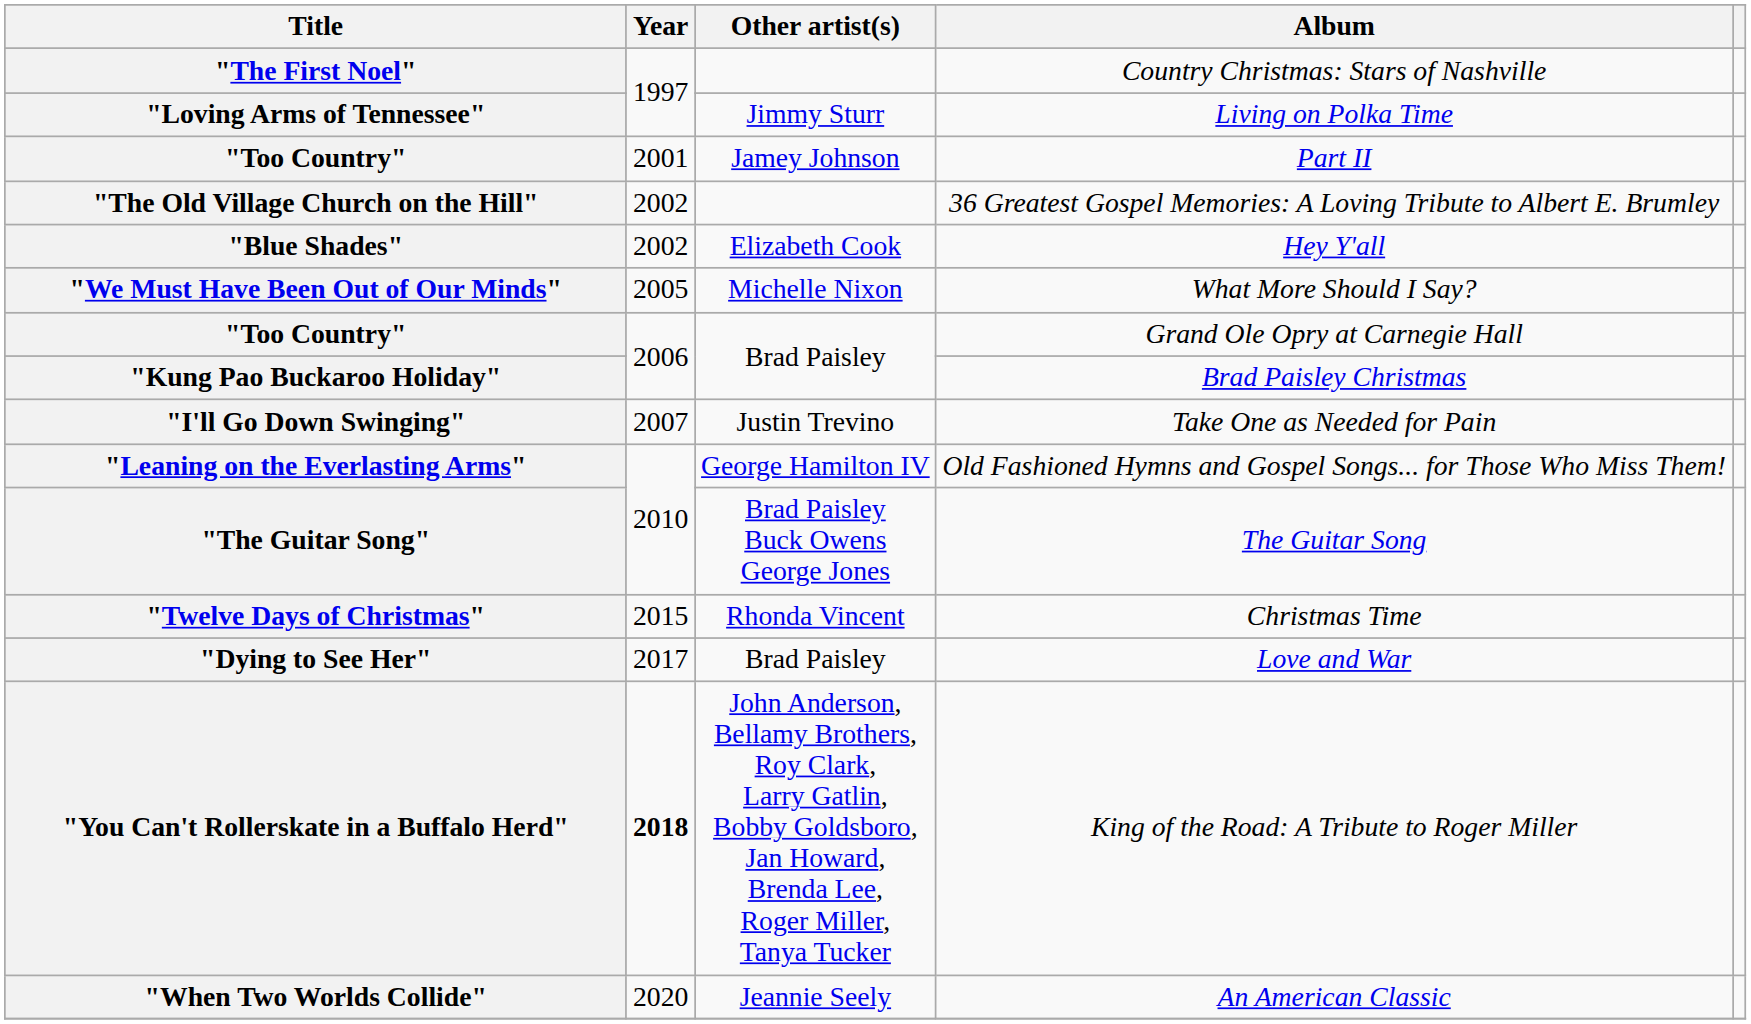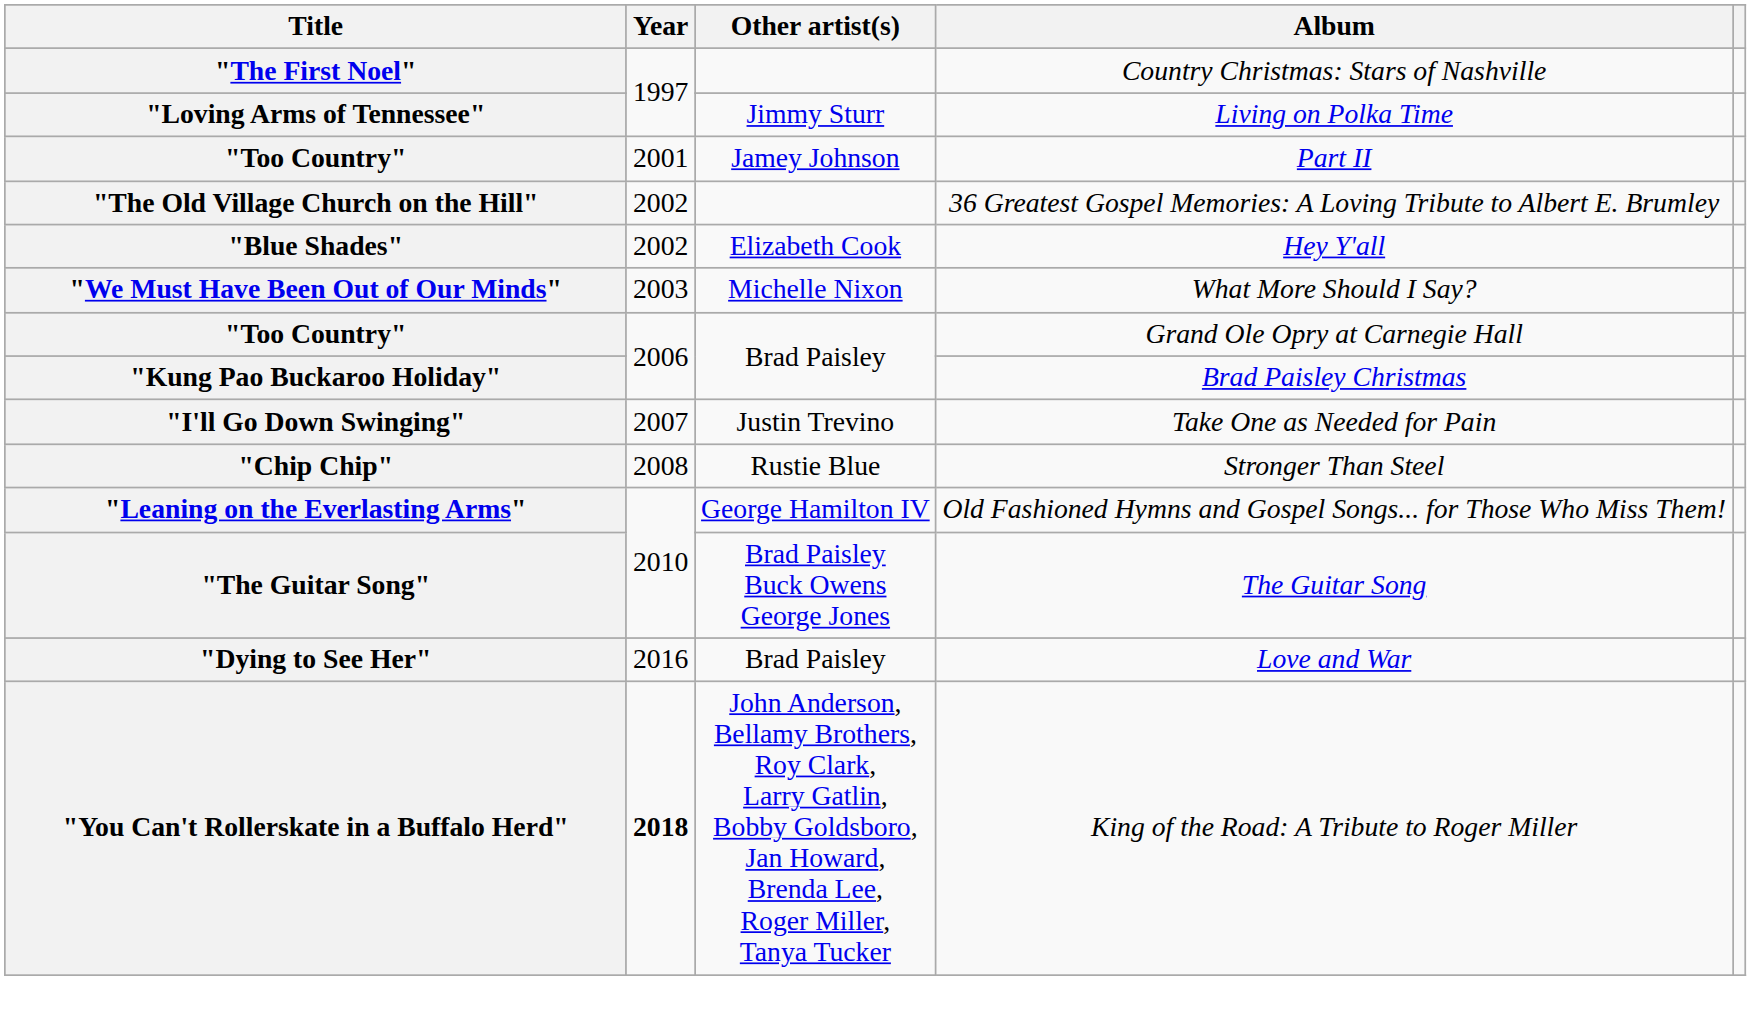(661, 289) 2005 -> (661, 289) 2003
+ row: (316, 465)
- row: (316, 615)
(661, 659) 2017 -> (661, 659) 2016
- row: (316, 996)
